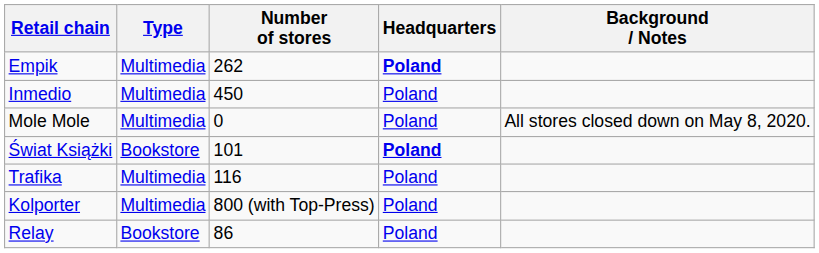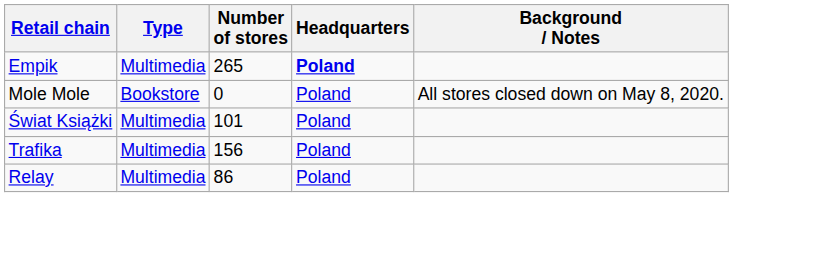(228, 66) 262 -> (228, 66) 265
- row: (40, 94)
(163, 121) Multimedia -> (160, 94) Bookstore
(160, 149) Bookstore -> (163, 121) Multimedia
(412, 149) bold -> (323, 121) normal
(228, 177) 116 -> (228, 149) 156
- row: (44, 205)
(160, 233) Bookstore -> (163, 177) Multimedia
